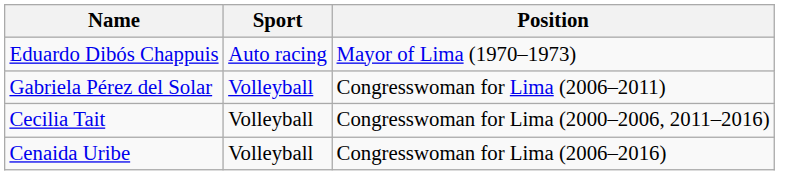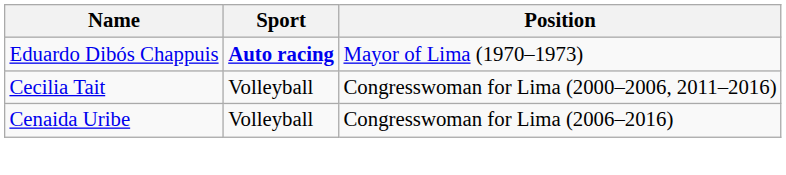(278, 53) normal -> (281, 53) bold
- row: (111, 86)
